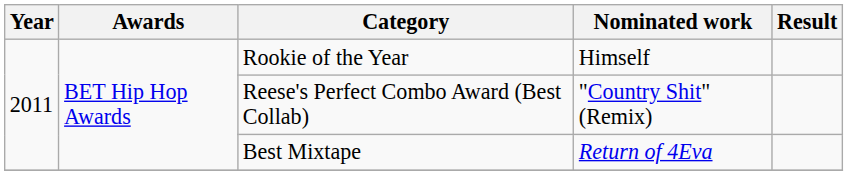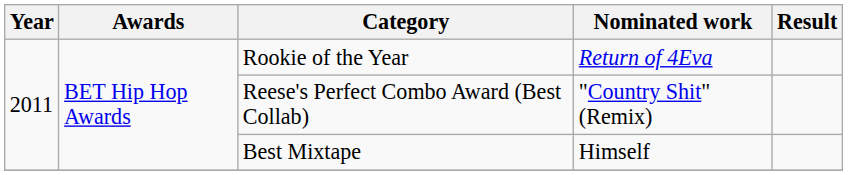(614, 57) Himself -> (646, 57) Return of 4Eva
(646, 151) Return of 4Eva -> (614, 151) Himself
